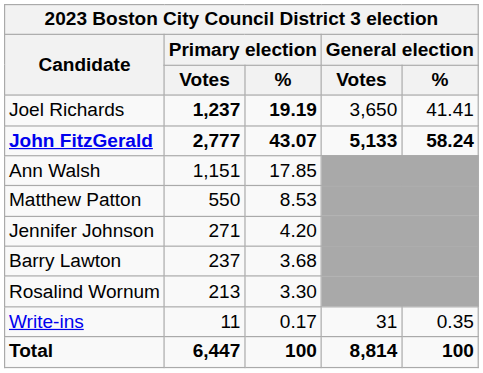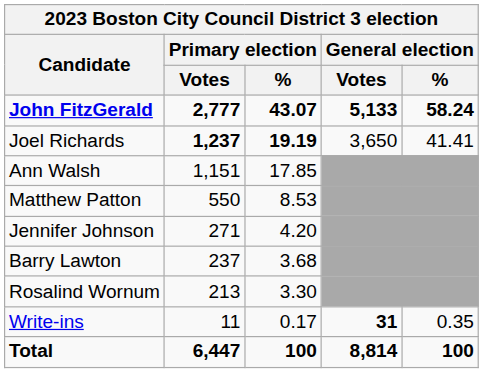rows swapped: (81, 140) <-> (67, 110)
(387, 321) normal -> (387, 321) bold
